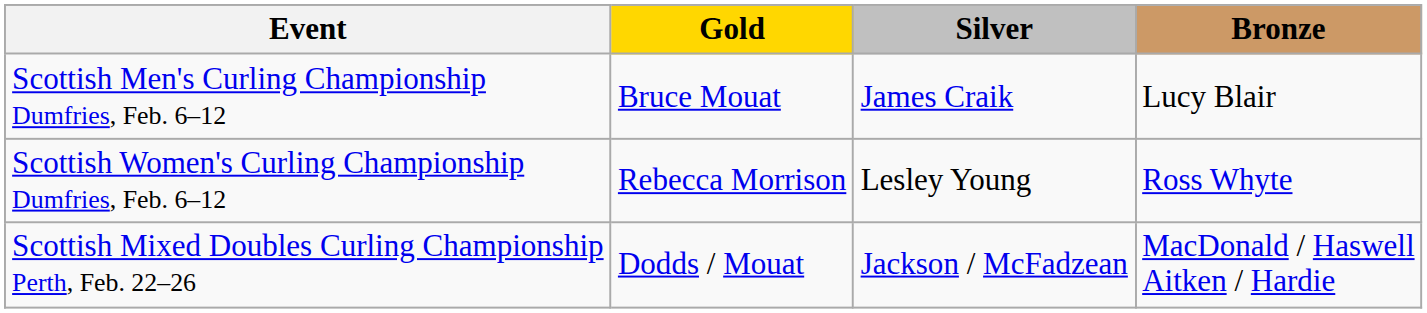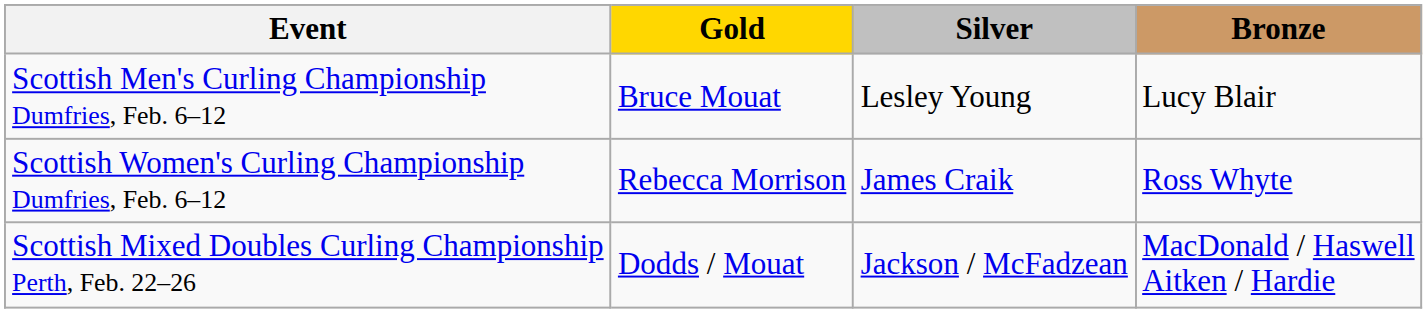(937, 95) James Craik -> (946, 95) Lesley Young
(946, 179) Lesley Young -> (937, 179) James Craik
